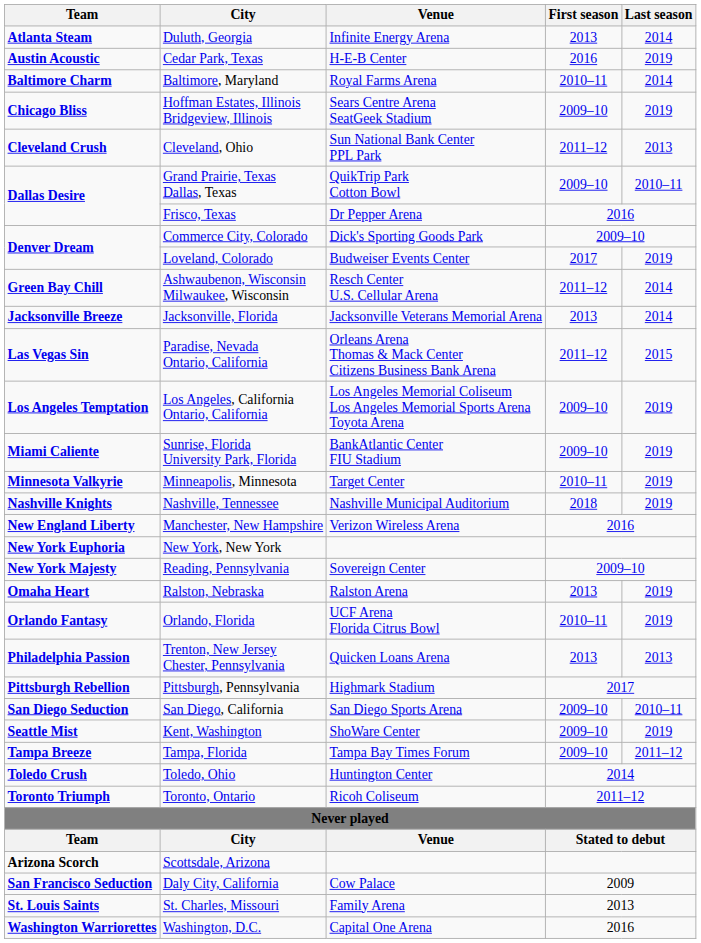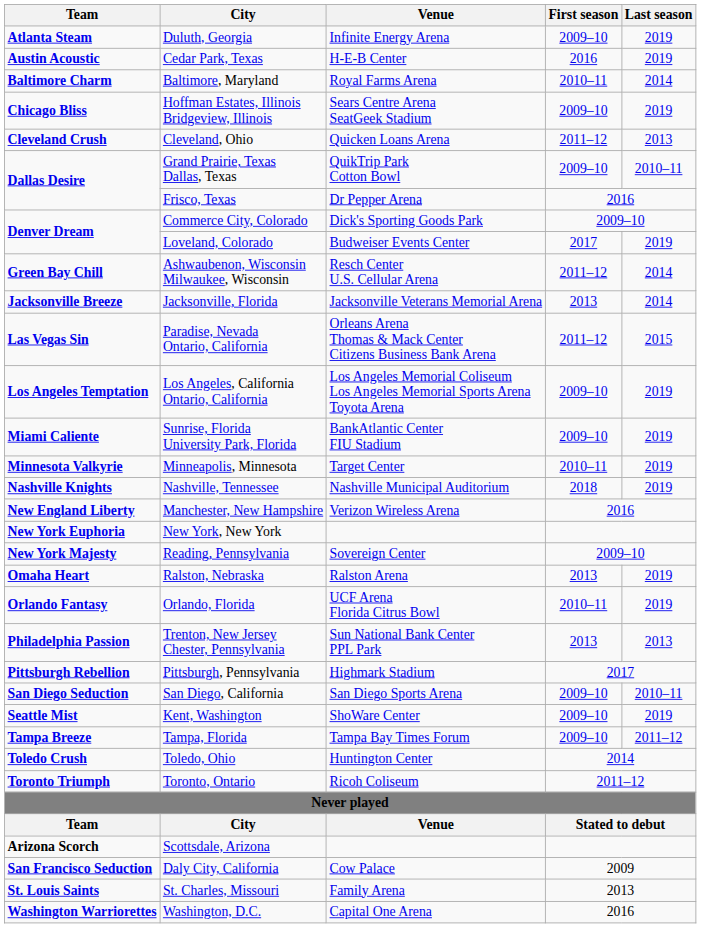(583, 37) 2013 -> (583, 37) 2009–10
(659, 37) 2014 -> (659, 37) 2019
(402, 147) Sun National Bank Center PPL Park -> (390, 140) Quicken Loans Arena
(390, 658) Quicken Loans Arena -> (402, 642) Sun National Bank Center PPL Park
